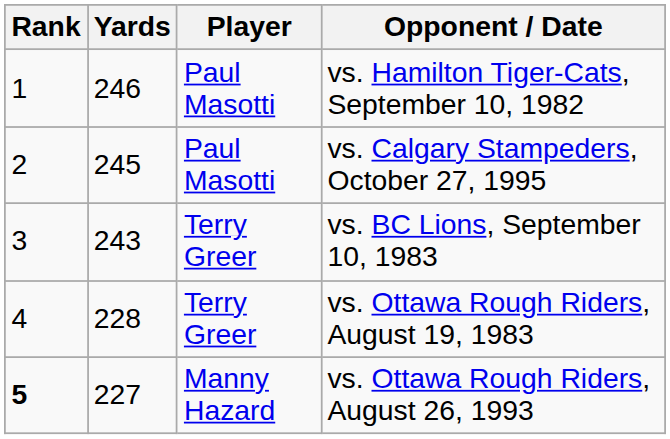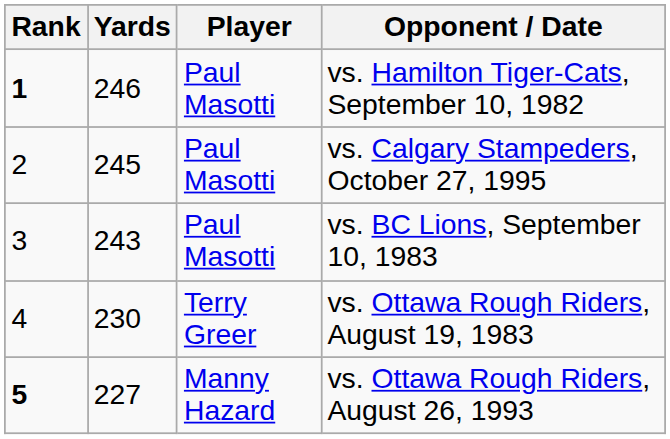(19, 87) normal -> (19, 87) bold
(220, 241) Terry Greer -> (230, 241) Paul Masotti
(117, 318) 228 -> (117, 318) 230
